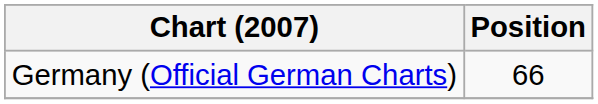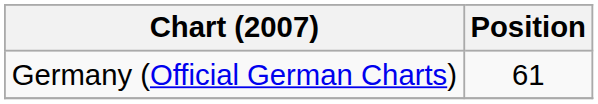(528, 74) 66 -> (528, 74) 61
